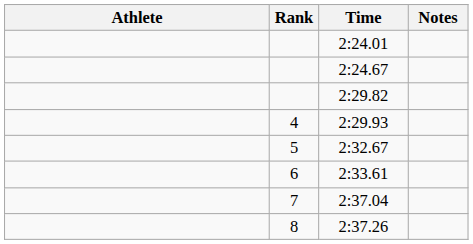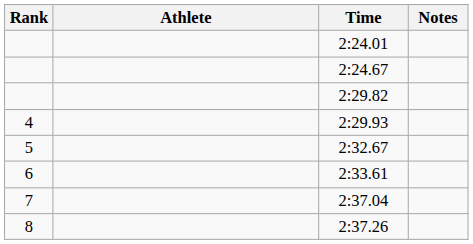columns swapped: (294, 17) <-> (137, 17)
